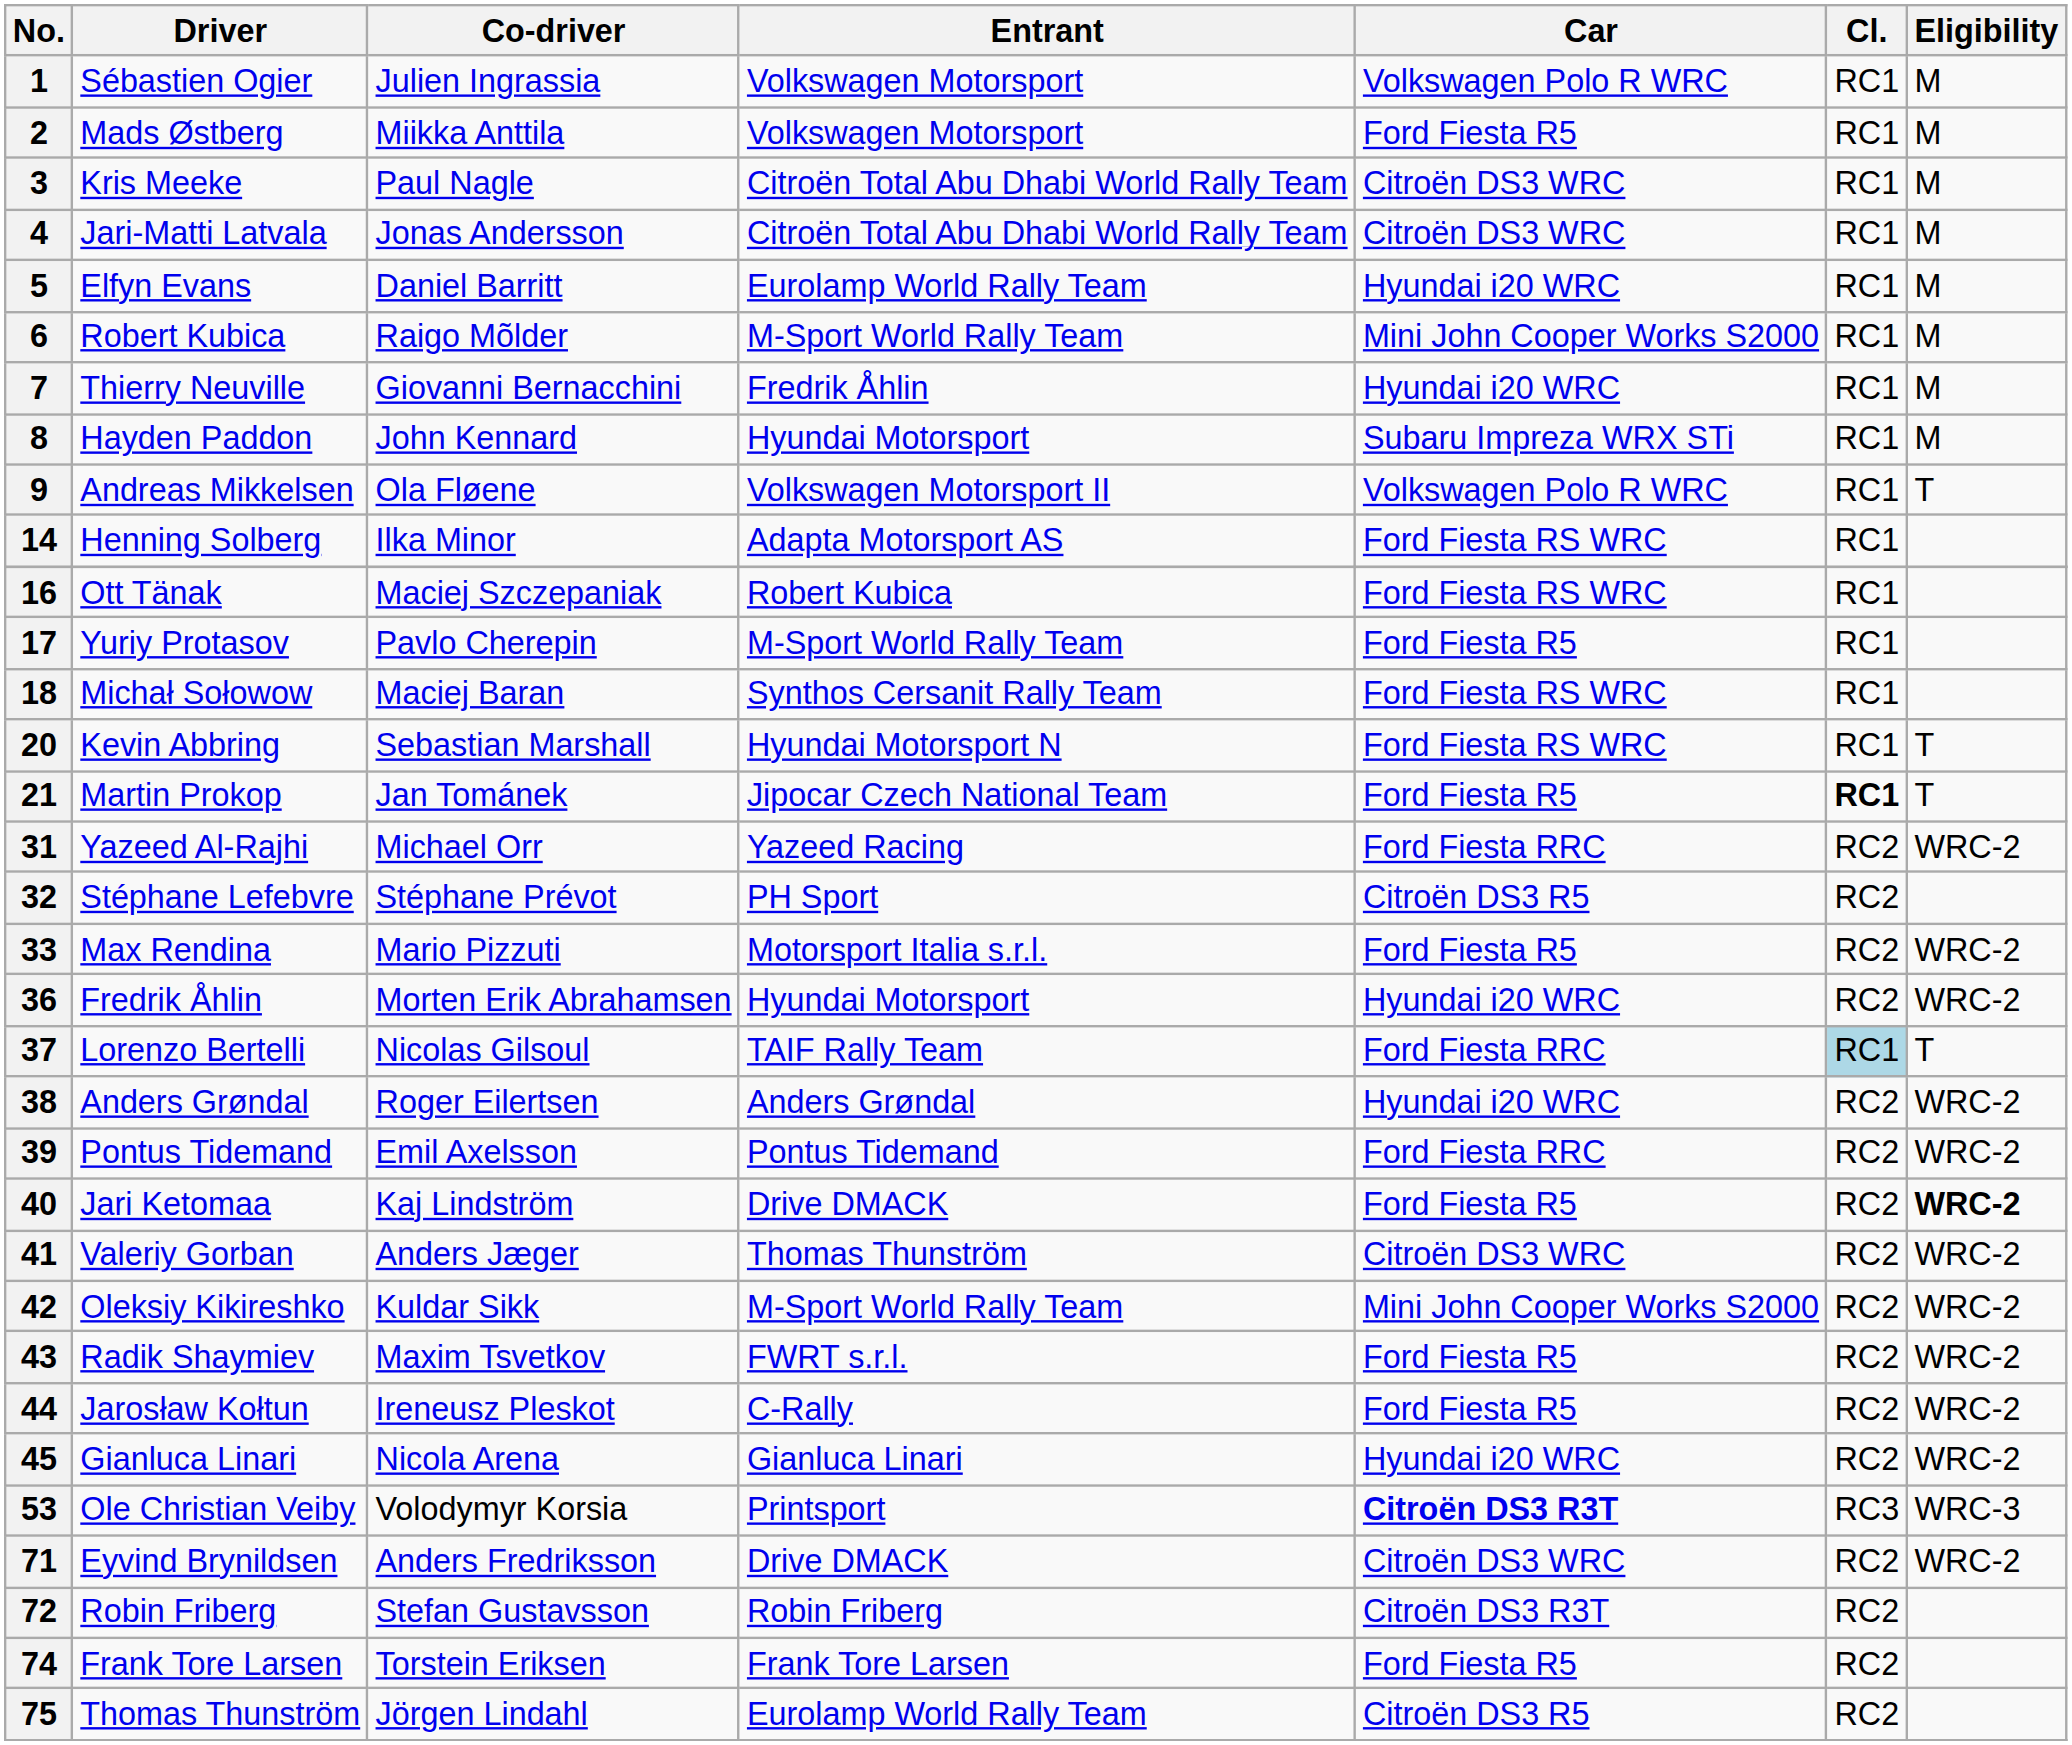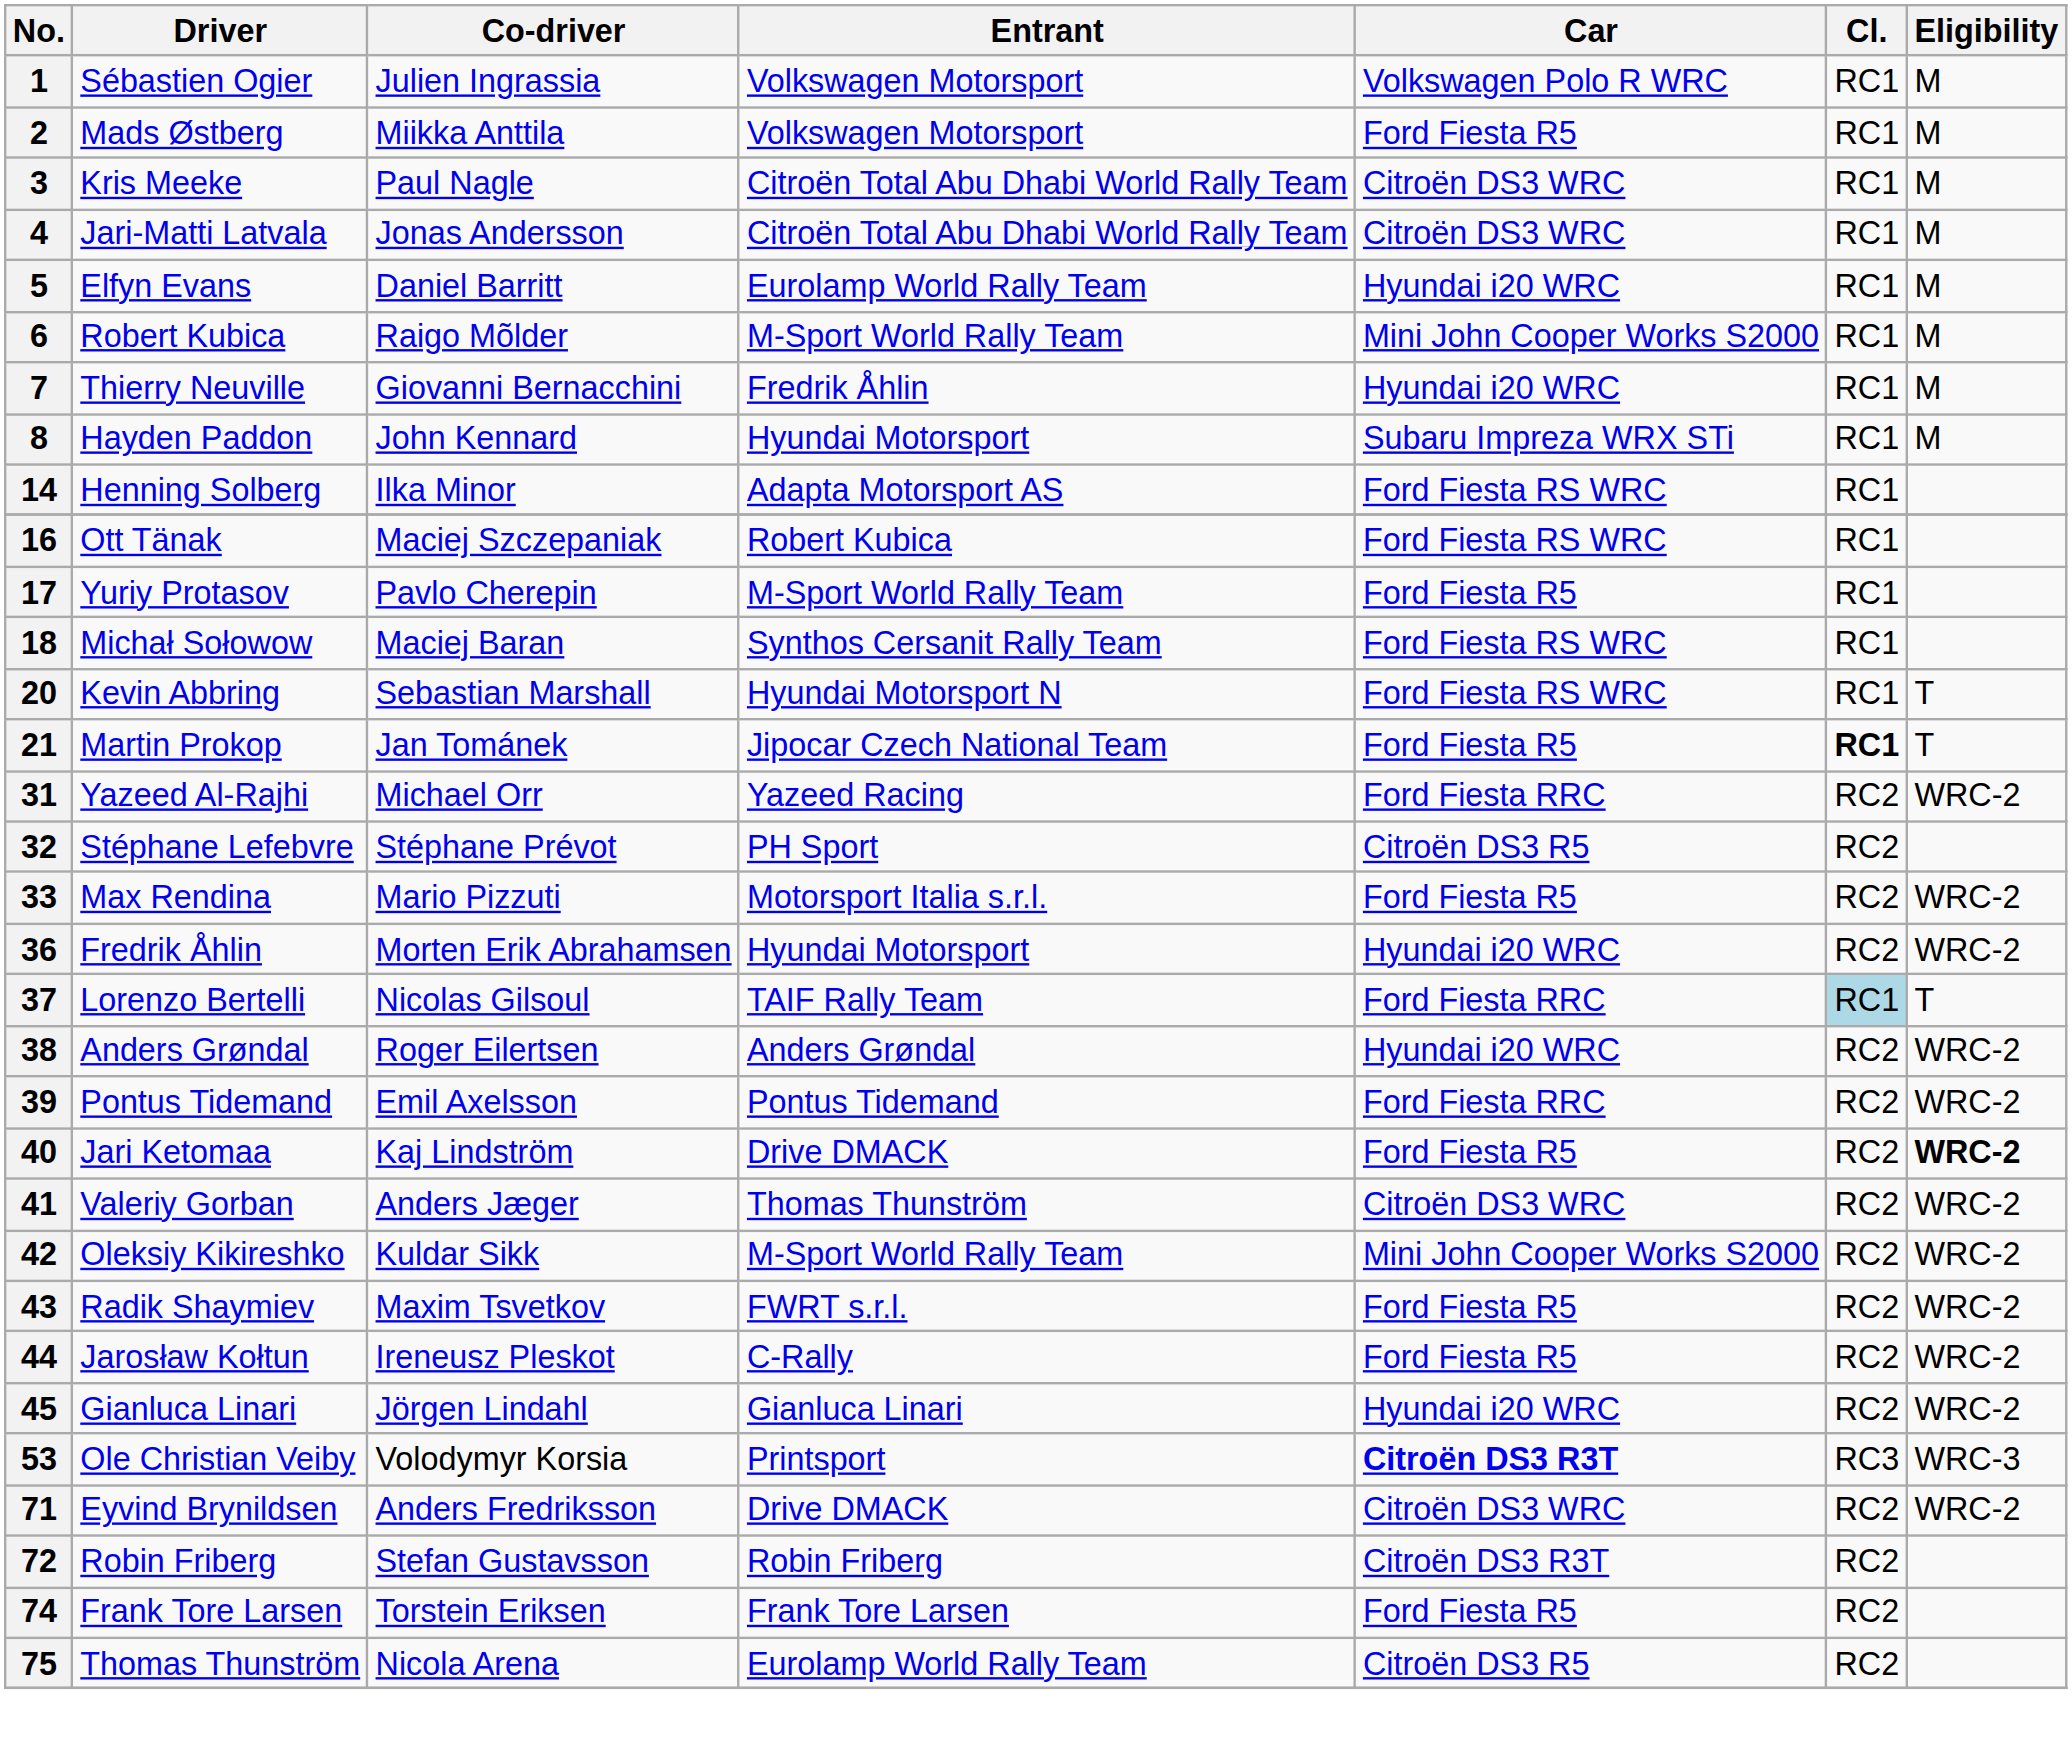- row: (39, 489)
(467, 1459) Nicola Arena -> (482, 1408) Jörgen Lindahl
(482, 1714) Jörgen Lindahl -> (467, 1663) Nicola Arena
